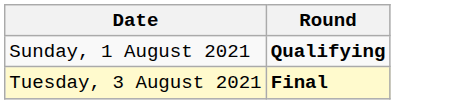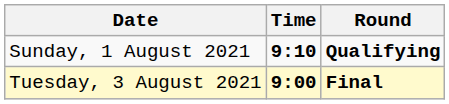+ column: (294, 20)
